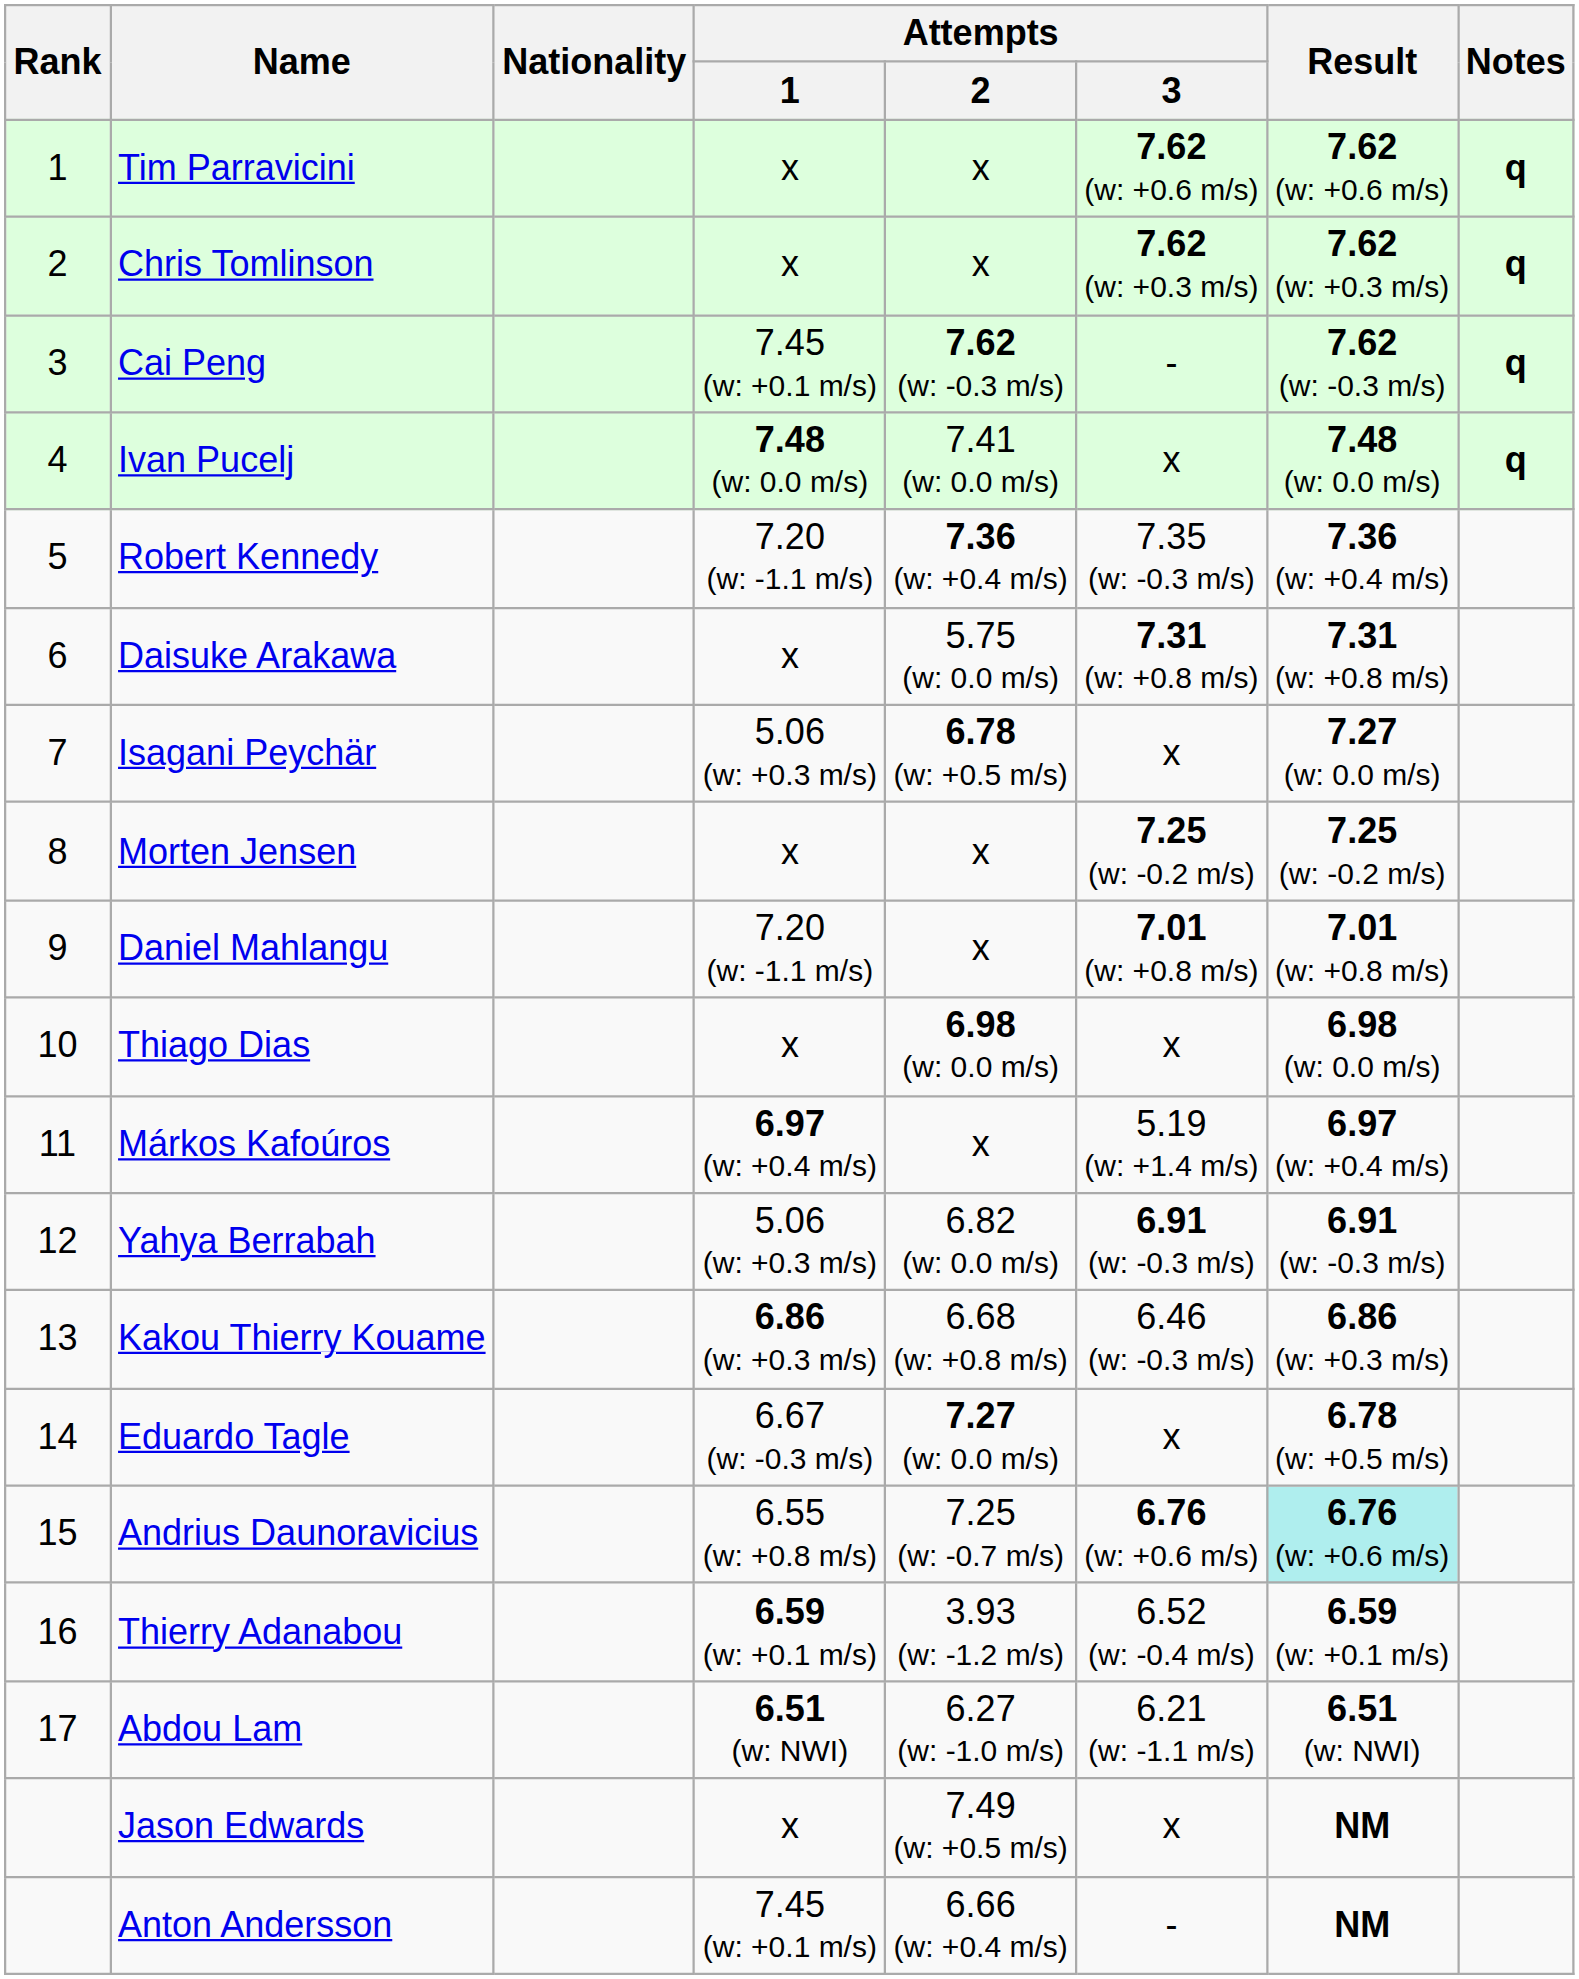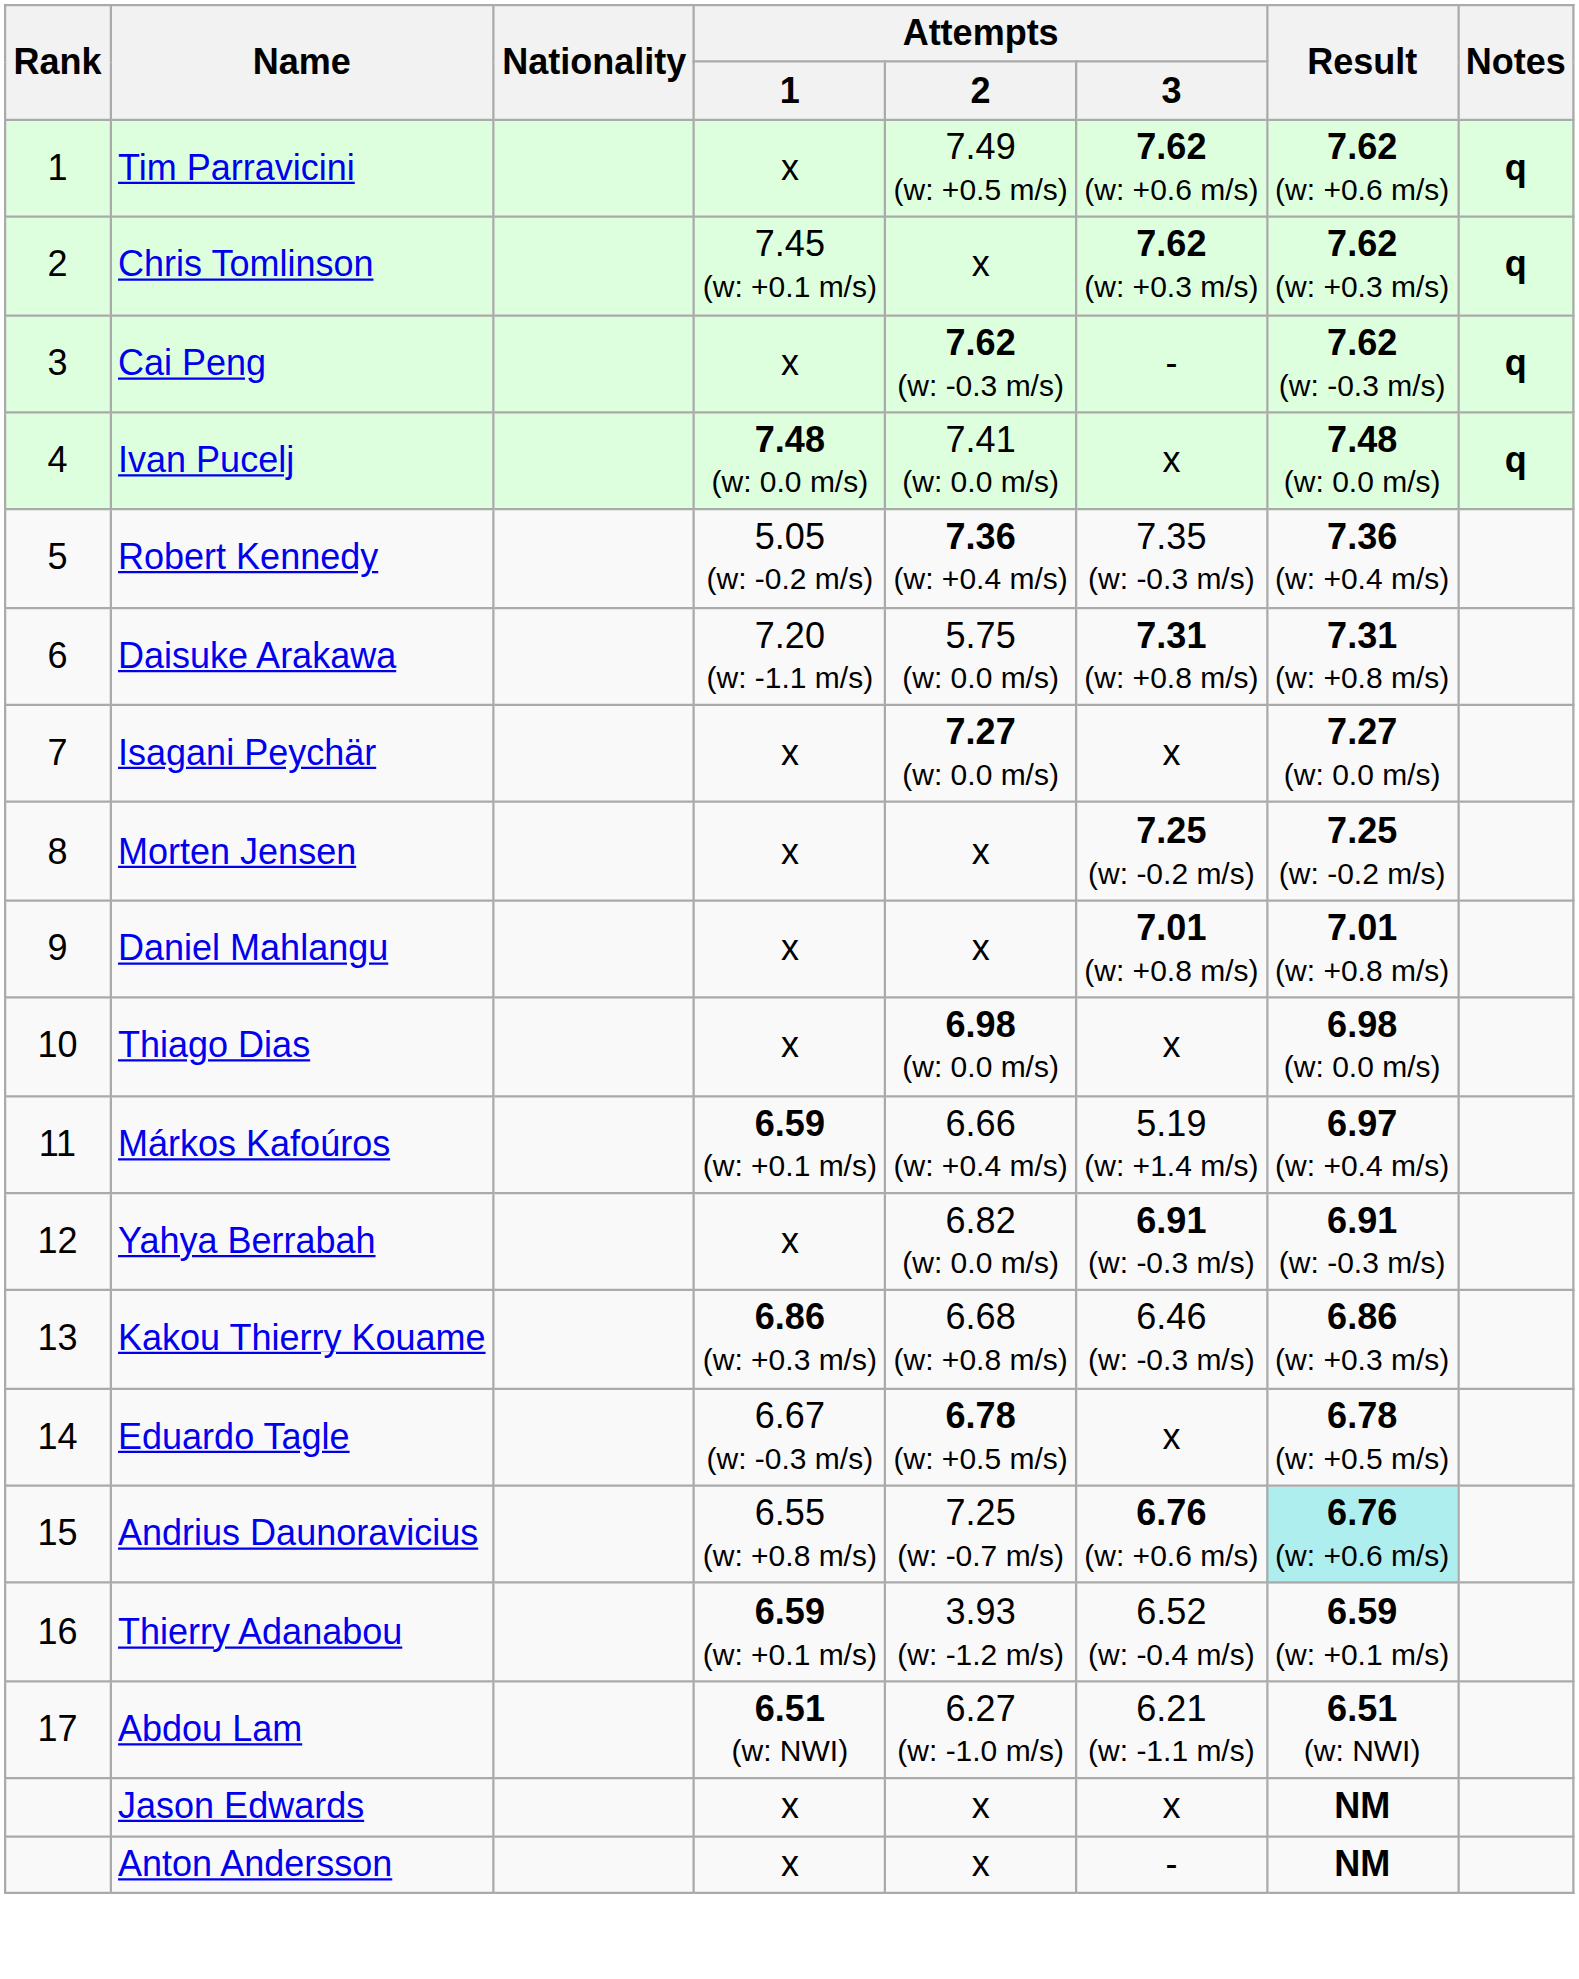(981, 167) x -> (981, 167) 7.49 (w: +0.5 m/s)
(790, 265) x -> (790, 265) 7.45 (w: +0.1 m/s)
(790, 362) 7.45 (w: +0.1 m/s) -> (790, 362) x
(790, 557) 7.20 (w: -1.1 m/s) -> (790, 557) 5.05 (w: -0.2 m/s)
(790, 655) x -> (790, 655) 7.20 (w: -1.1 m/s)
(790, 753) 5.06 (w: +0.3 m/s) -> (790, 753) x
(981, 753) 6.78 (w: +0.5 m/s) -> (981, 753) 7.27 (w: 0.0 m/s)
(790, 948) 7.20 (w: -1.1 m/s) -> (790, 948) x
(790, 1143) 6.97 (w: +0.4 m/s) -> (790, 1143) 6.59 (w: +0.1 m/s)
(981, 1143) x -> (981, 1143) 6.66 (w: +0.4 m/s)
(790, 1241) 5.06 (w: +0.3 m/s) -> (790, 1241) x
(981, 1436) 7.27 (w: 0.0 m/s) -> (981, 1436) 6.78 (w: +0.5 m/s)
(981, 1826) 7.49 (w: +0.5 m/s) -> (981, 1806) x
(790, 1924) 7.45 (w: +0.1 m/s) -> (790, 1863) x
(981, 1924) 6.66 (w: +0.4 m/s) -> (981, 1863) x
